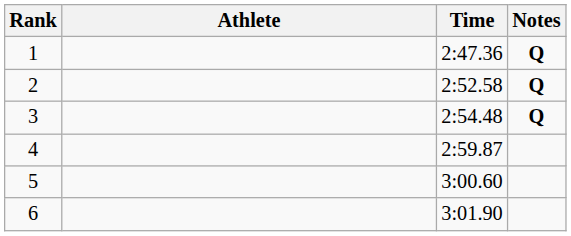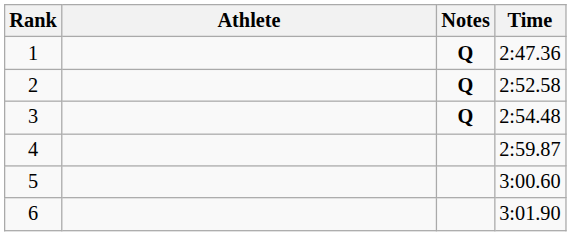columns swapped: (472, 20) <-> (536, 20)
